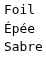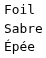rows swapped: (19, 28) <-> (23, 47)
